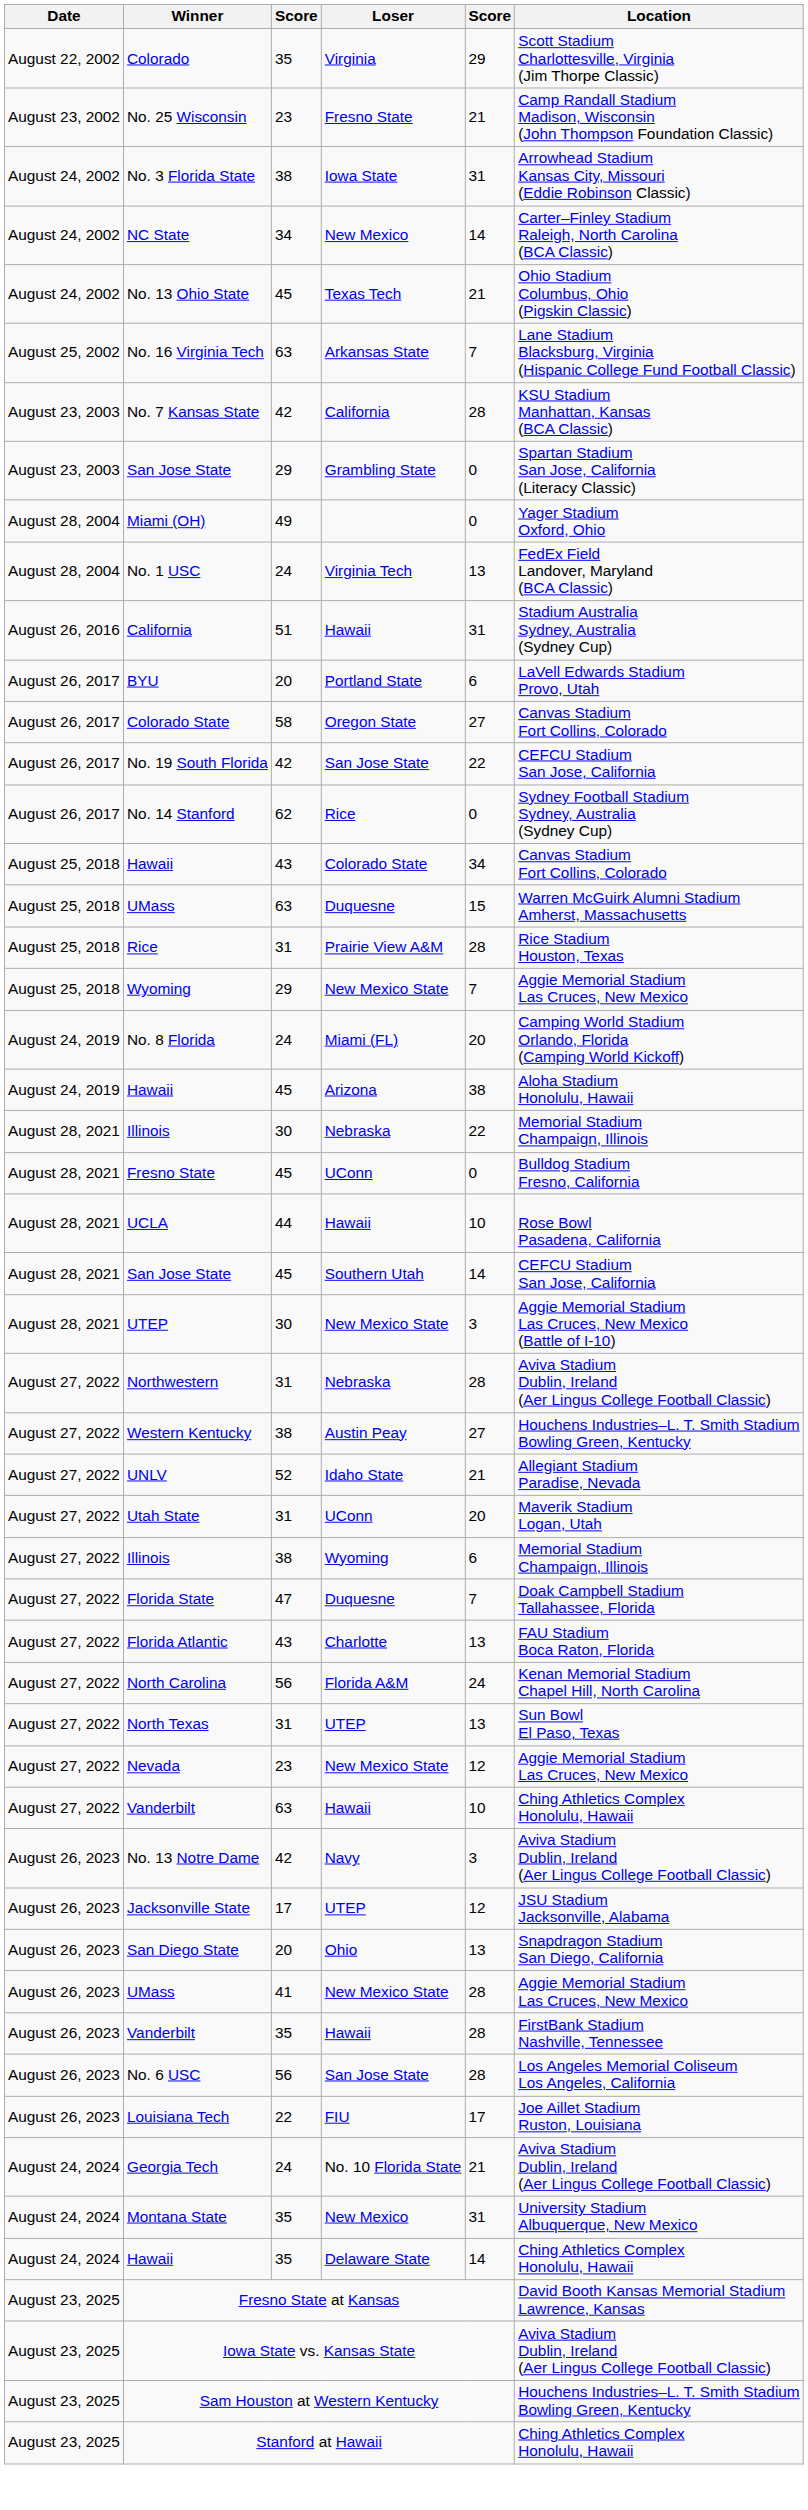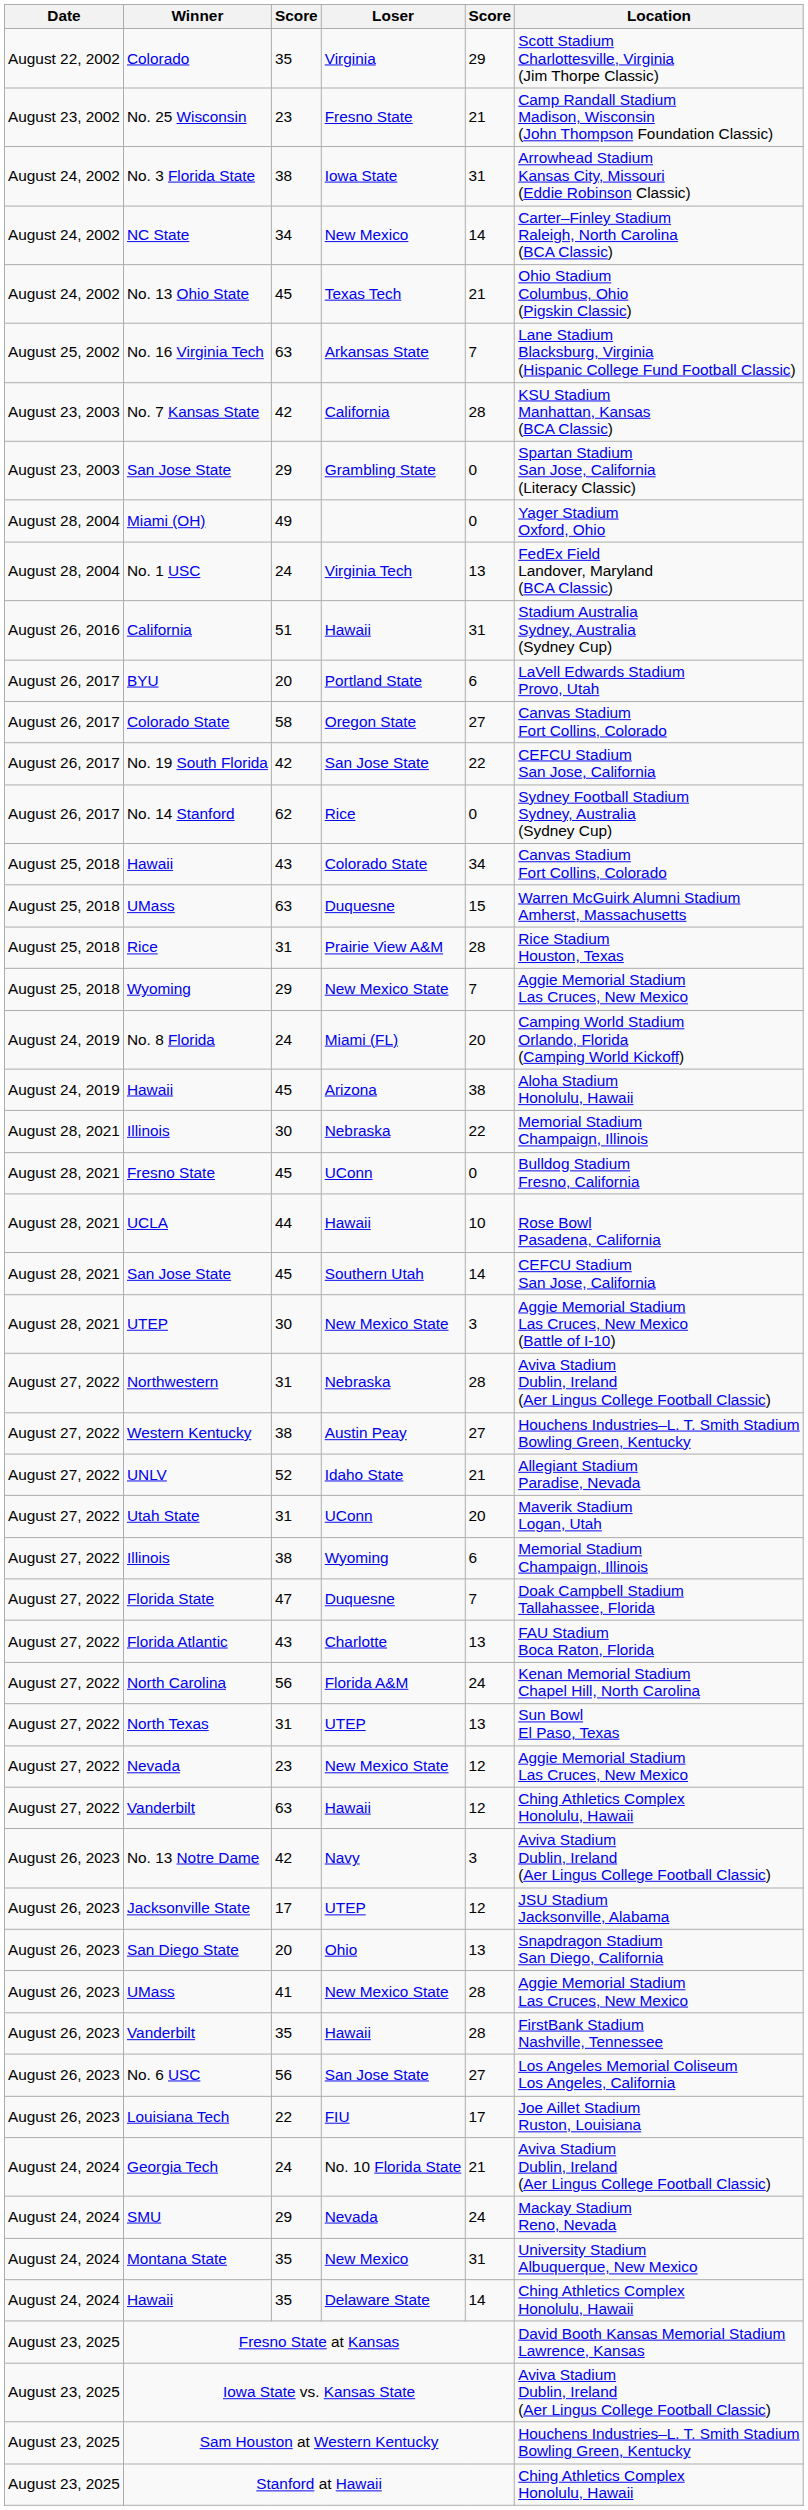(477, 1807) 10 -> (477, 1807) 12
(477, 2075) 28 -> (477, 2075) 27
+ row: (144, 2217)
